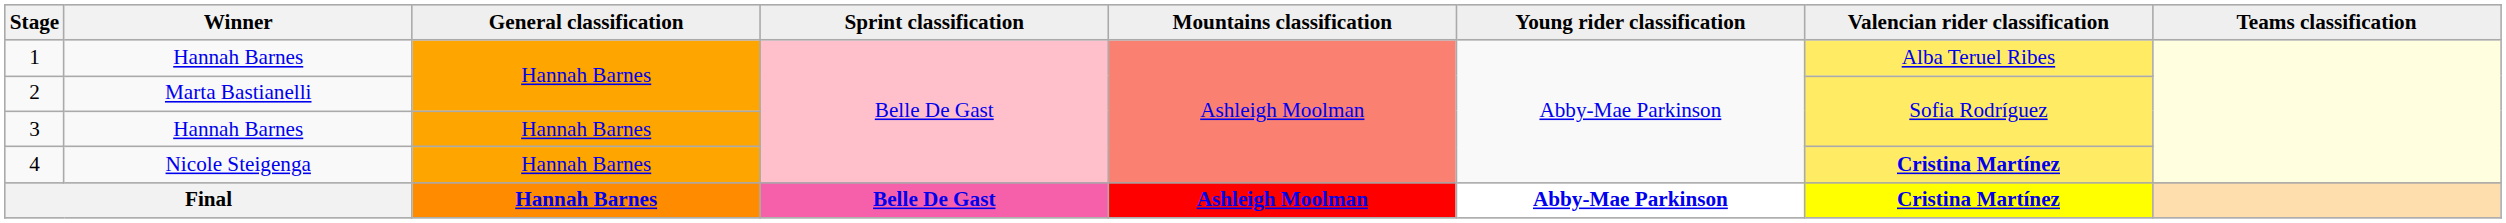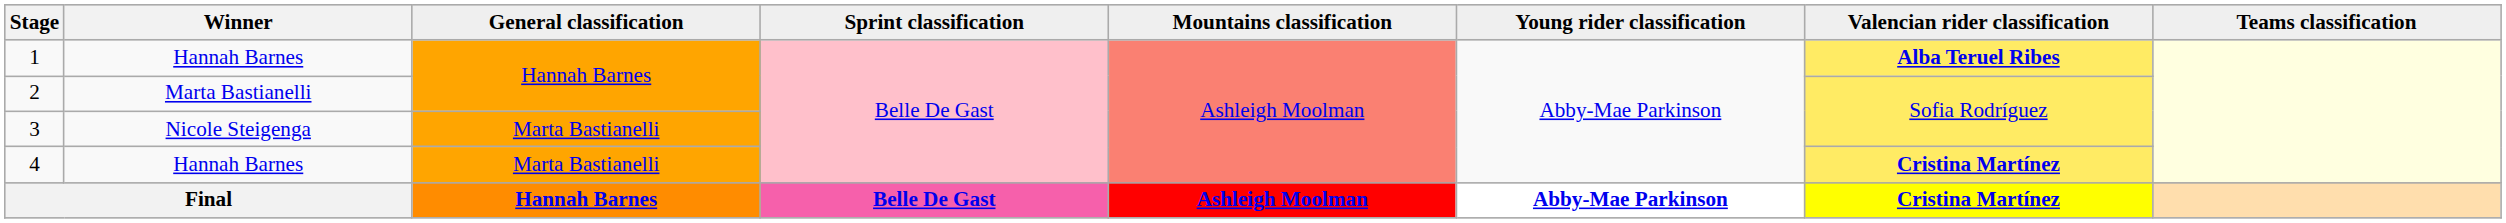(1978, 58) normal -> (1978, 58) bold
(238, 128) Hannah Barnes -> (238, 128) Nicole Steigenga
(586, 128) Hannah Barnes -> (586, 128) Marta Bastianelli
(238, 164) Nicole Steigenga -> (238, 164) Hannah Barnes
(586, 164) Hannah Barnes -> (586, 164) Marta Bastianelli
